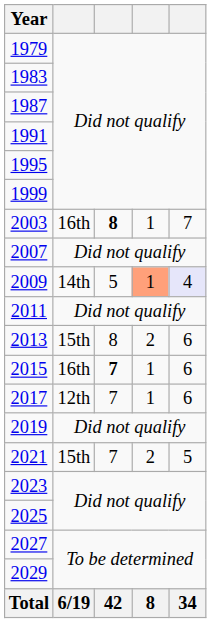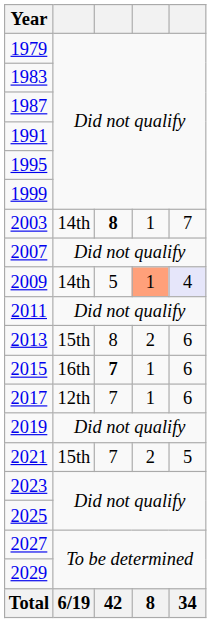(74, 223) 16th -> (74, 223) 14th
